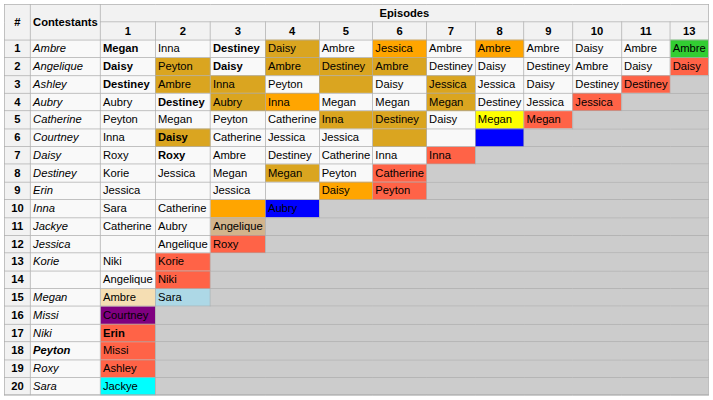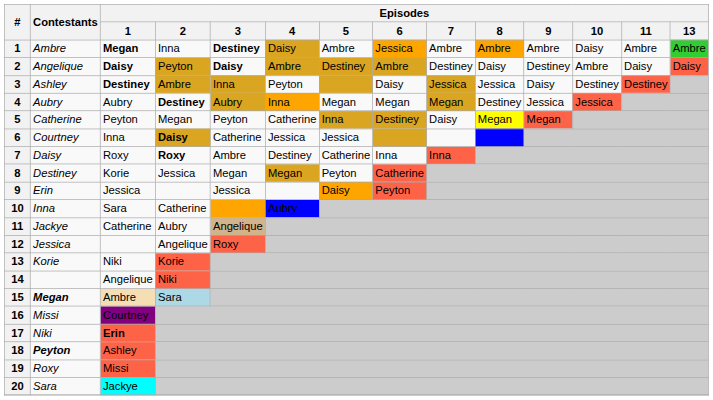(50, 297) normal -> (51, 297) bold
(116, 350) Missi -> (120, 350) Ashley
(120, 368) Ashley -> (116, 368) Missi
